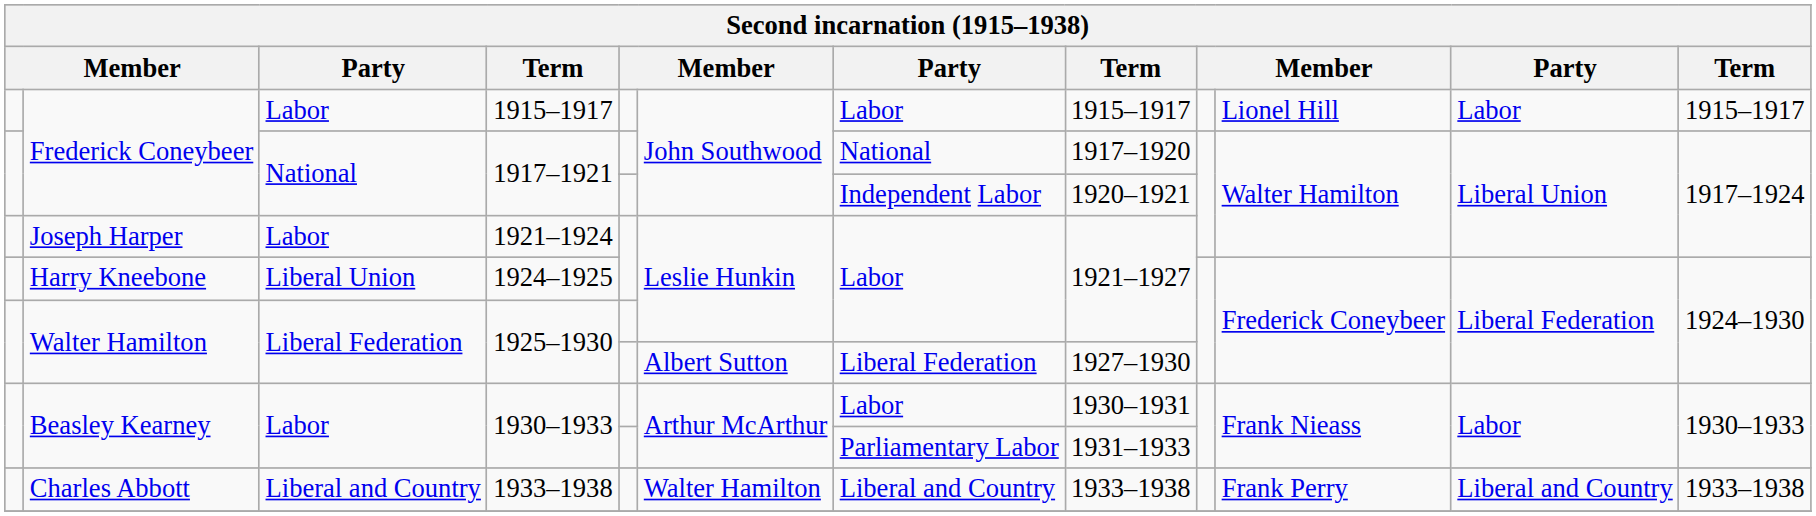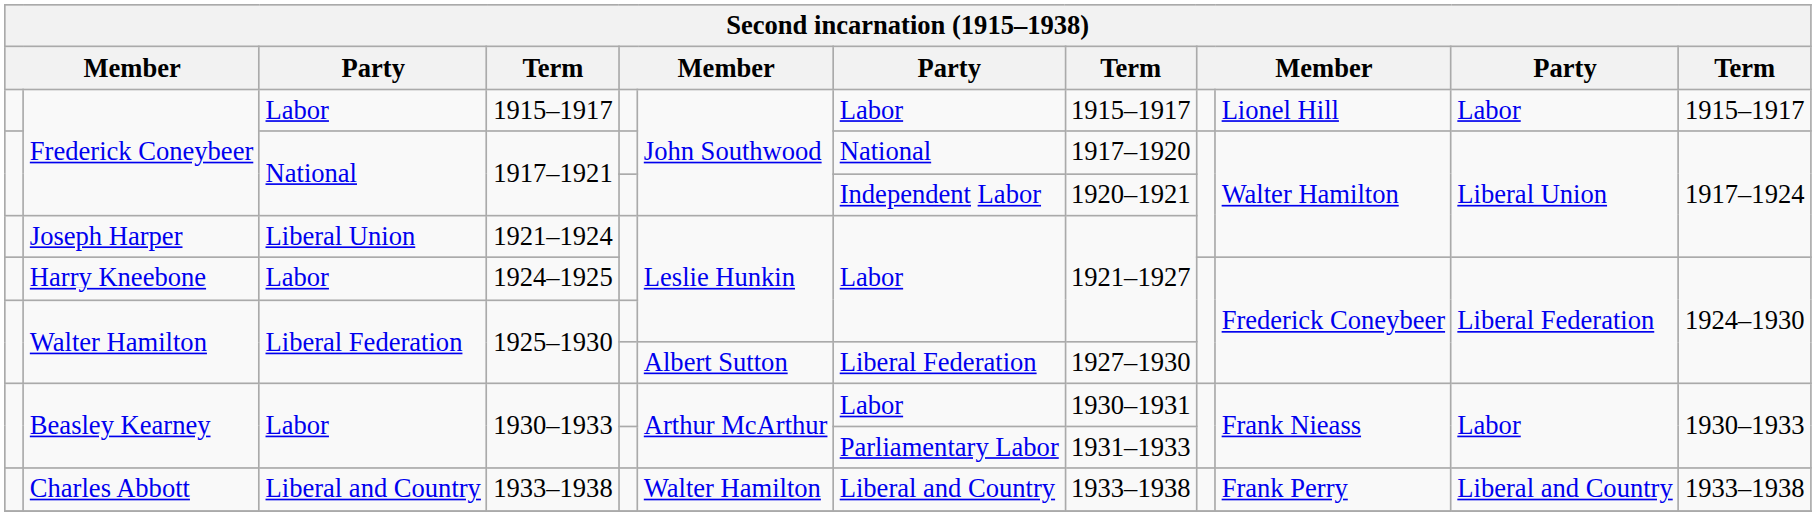(297, 236) Labor -> (340, 236) Liberal Union
(340, 278) Liberal Union -> (297, 278) Labor
